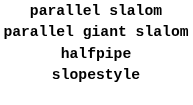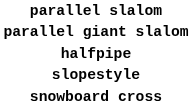+ row: (96, 97)
